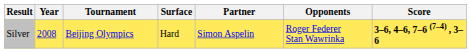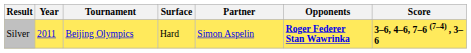(47, 34) 2008 -> (46, 34) 2011
(315, 34) normal -> (318, 34) bold
